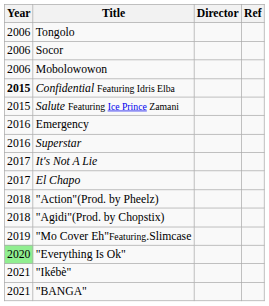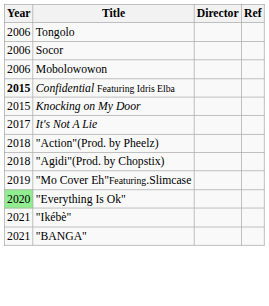+ row: (88, 106)
- row: (107, 106)
- row: (62, 124)
- row: (59, 143)
- row: (58, 180)
